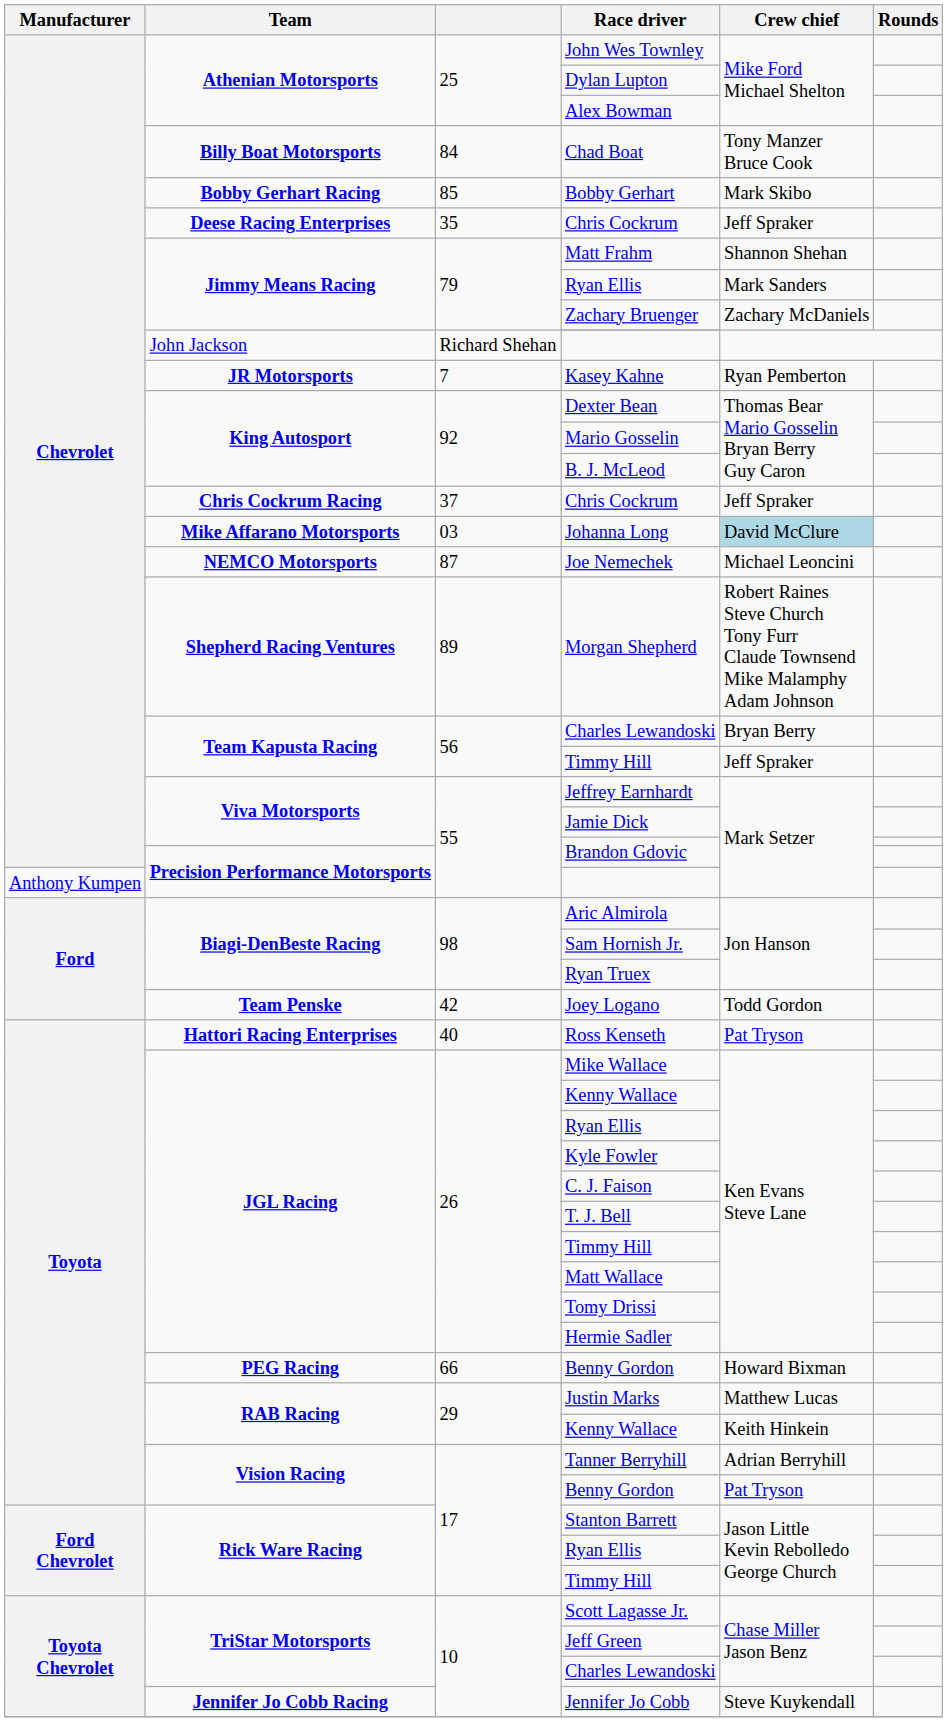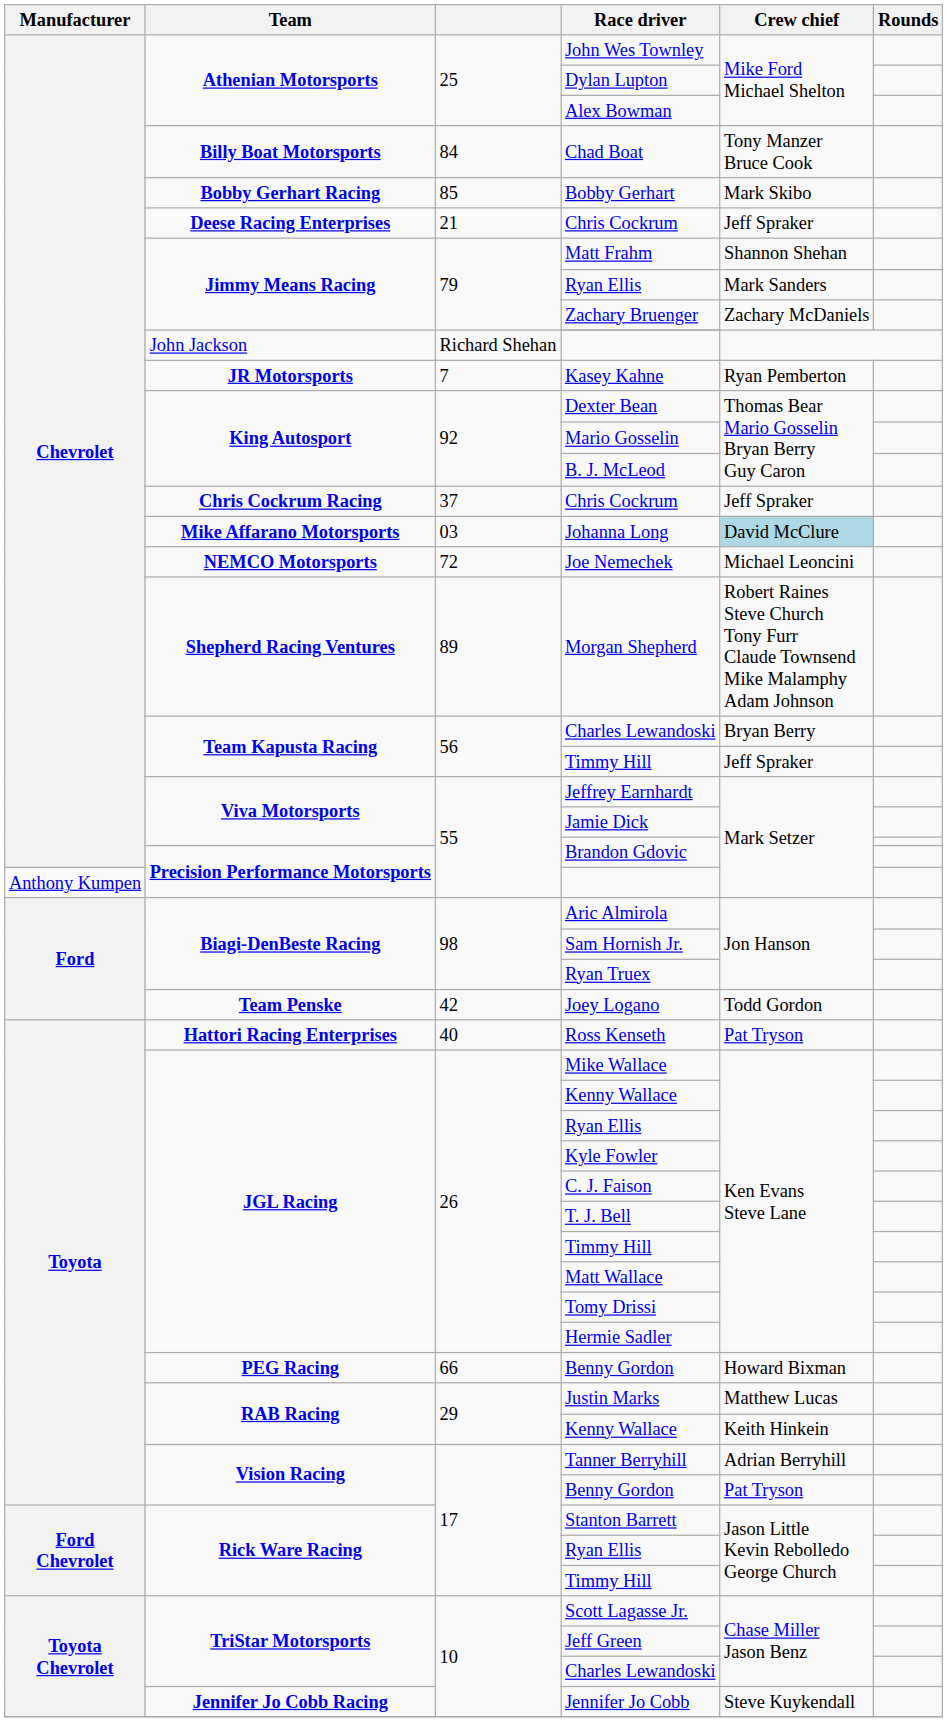(449, 223) 35 -> (449, 223) 21
(449, 561) 87 -> (449, 561) 72
